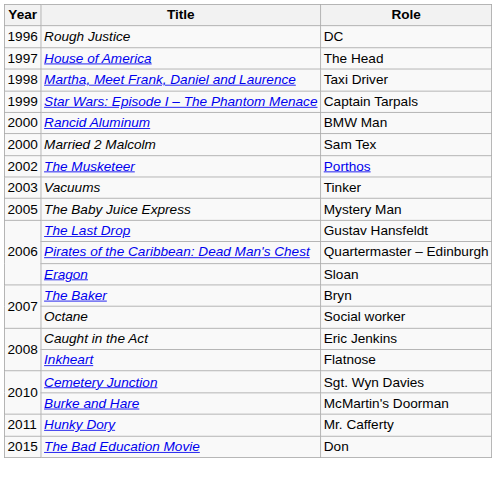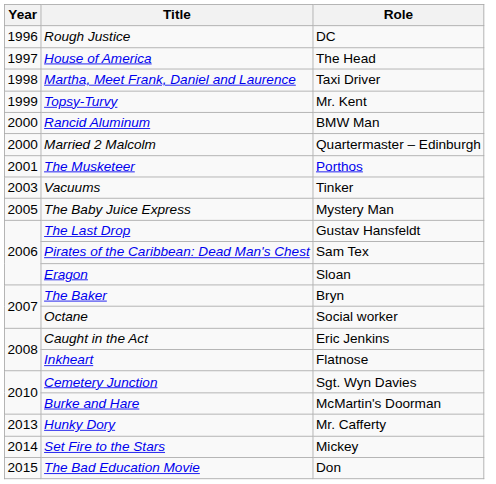- row: (181, 101)
+ row: (81, 101)
(350, 144) Sam Tex -> (398, 144) Quartermaster – Edinburgh
(23, 166) 2002 -> (23, 166) 2001
(406, 252) Quartermaster – Edinburgh -> (342, 252) Sam Tex
(22, 425) 2011 -> (23, 425) 2013
+ row: (105, 446)
